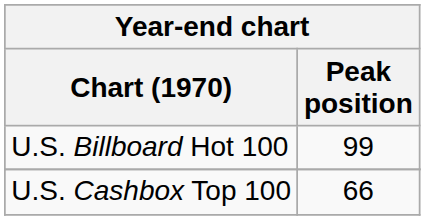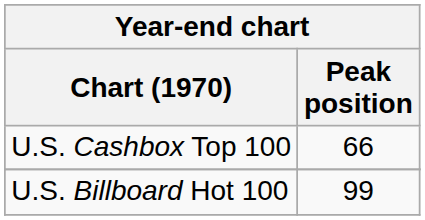rows swapped: (150, 147) <-> (151, 191)
